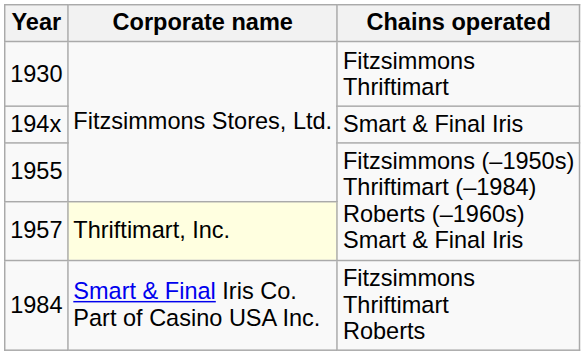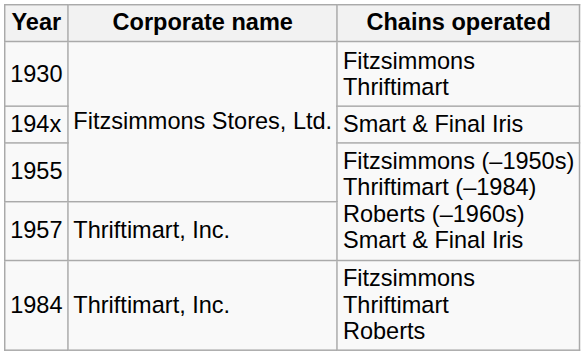(152, 230) lightyellow background -> (152, 230) no background
(197, 304) Smart & Final Iris Co. Part of Casino USA Inc. -> (152, 304) Thriftimart, Inc.
